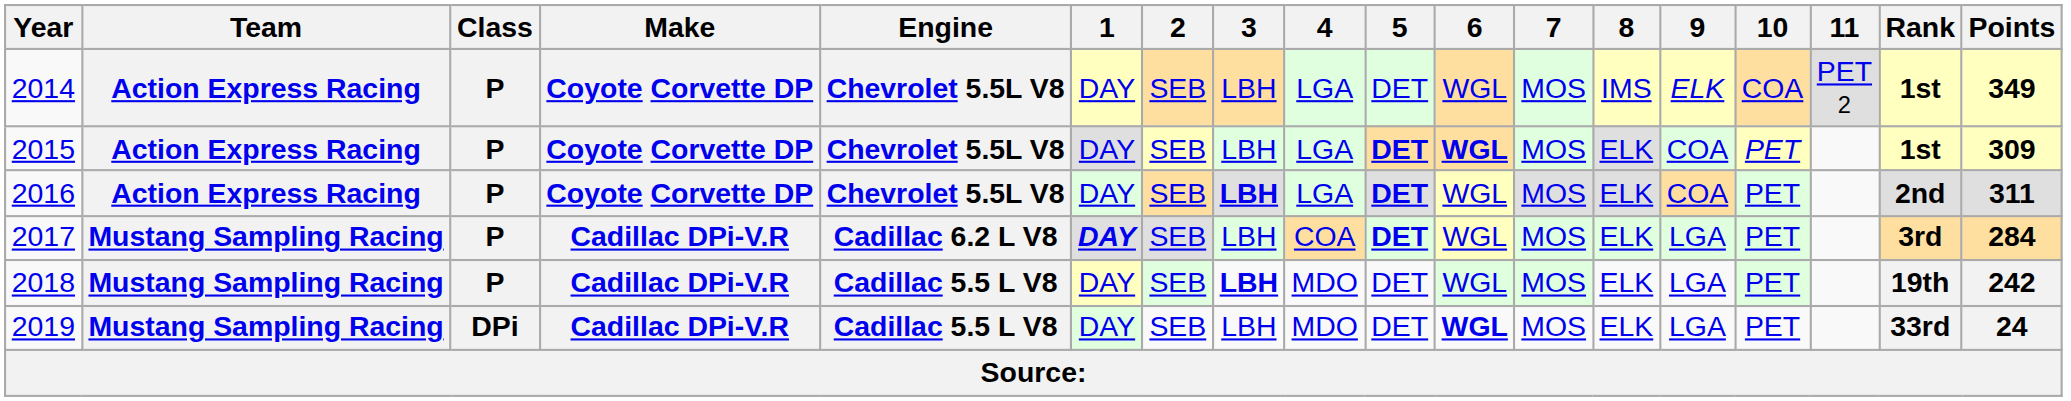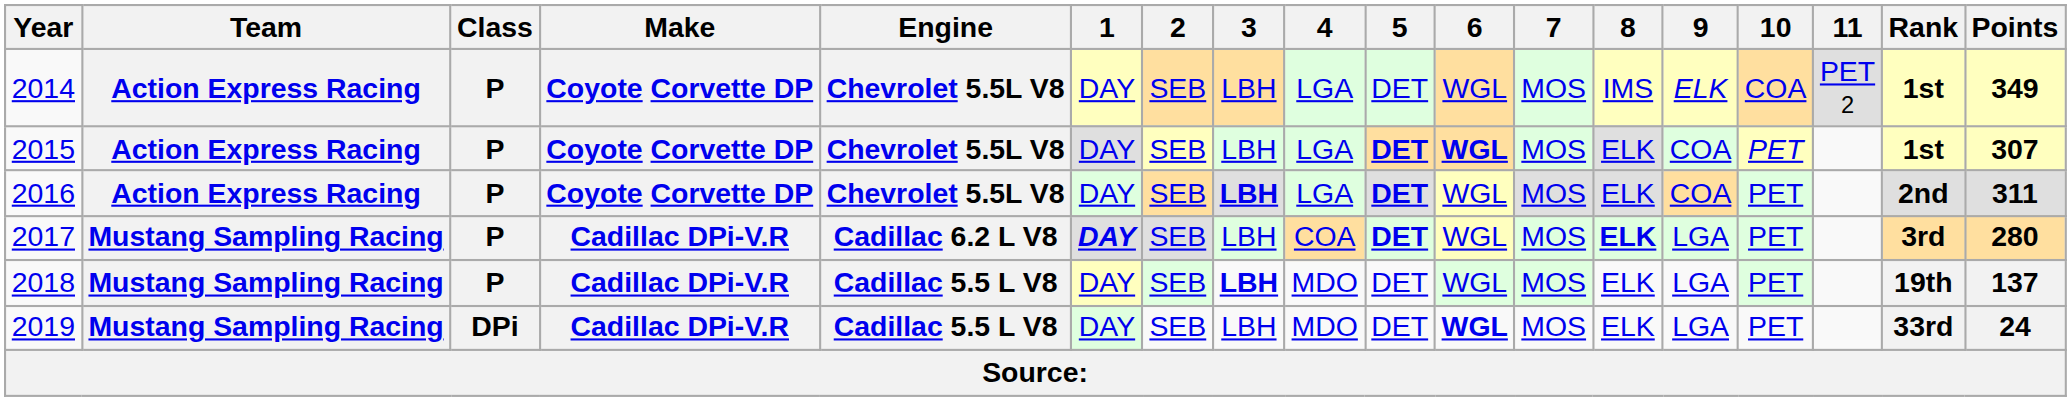(2012, 148) 309 -> (2015, 148) 307
(1626, 238) normal -> (1628, 238) bold
(2012, 238) 284 -> (2015, 238) 280
(2012, 282) 242 -> (2015, 282) 137
